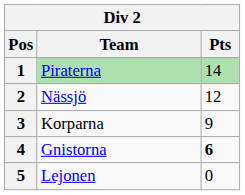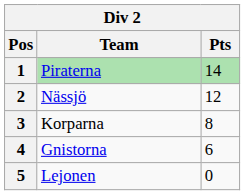(209, 123) 9 -> (209, 123) 8
(209, 149) bold -> (209, 149) normal
